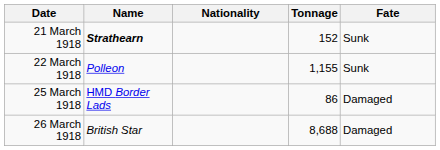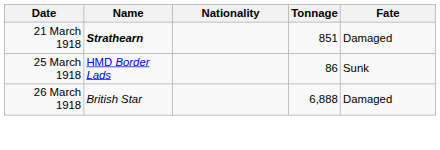(328, 37) 152 -> (328, 37) 851
(356, 37) Sunk -> (368, 37) Damaged
- row: (57, 68)
(368, 99) Damaged -> (356, 68) Sunk
(324, 130) 8,688 -> (324, 99) 6,888
